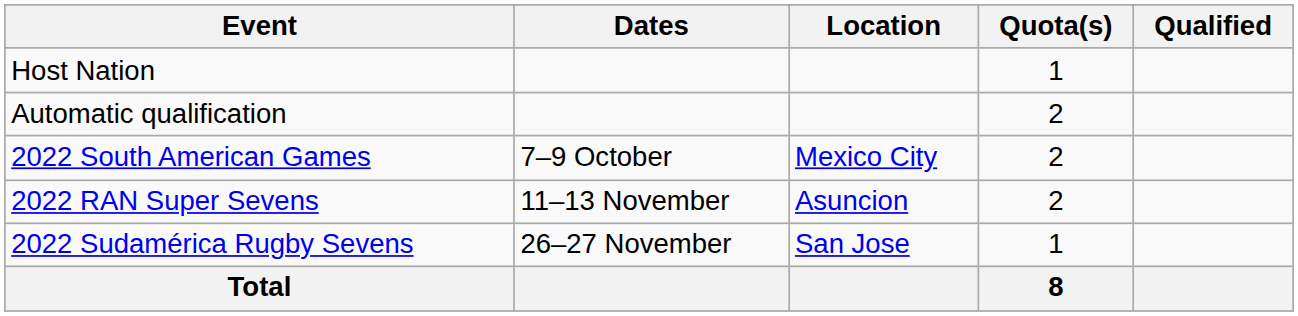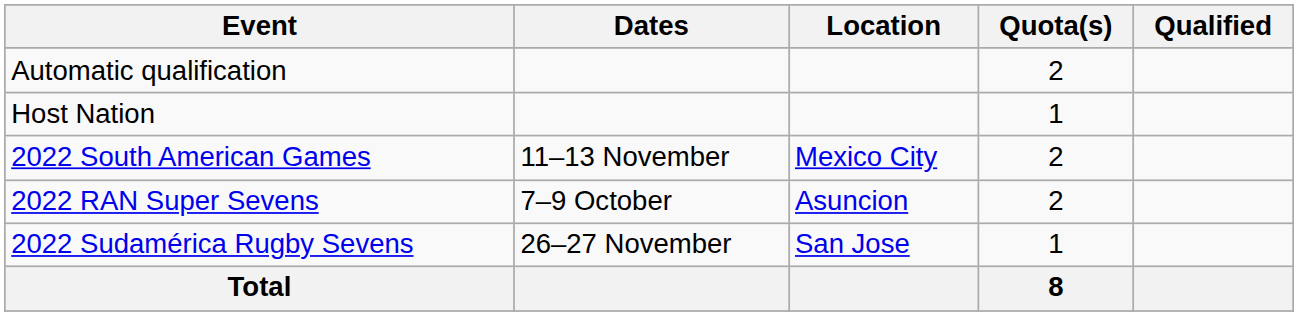rows swapped: (83, 69) <-> (149, 113)
(596, 157) 7–9 October -> (625, 157) 11–13 November
(625, 200) 11–13 November -> (596, 200) 7–9 October
